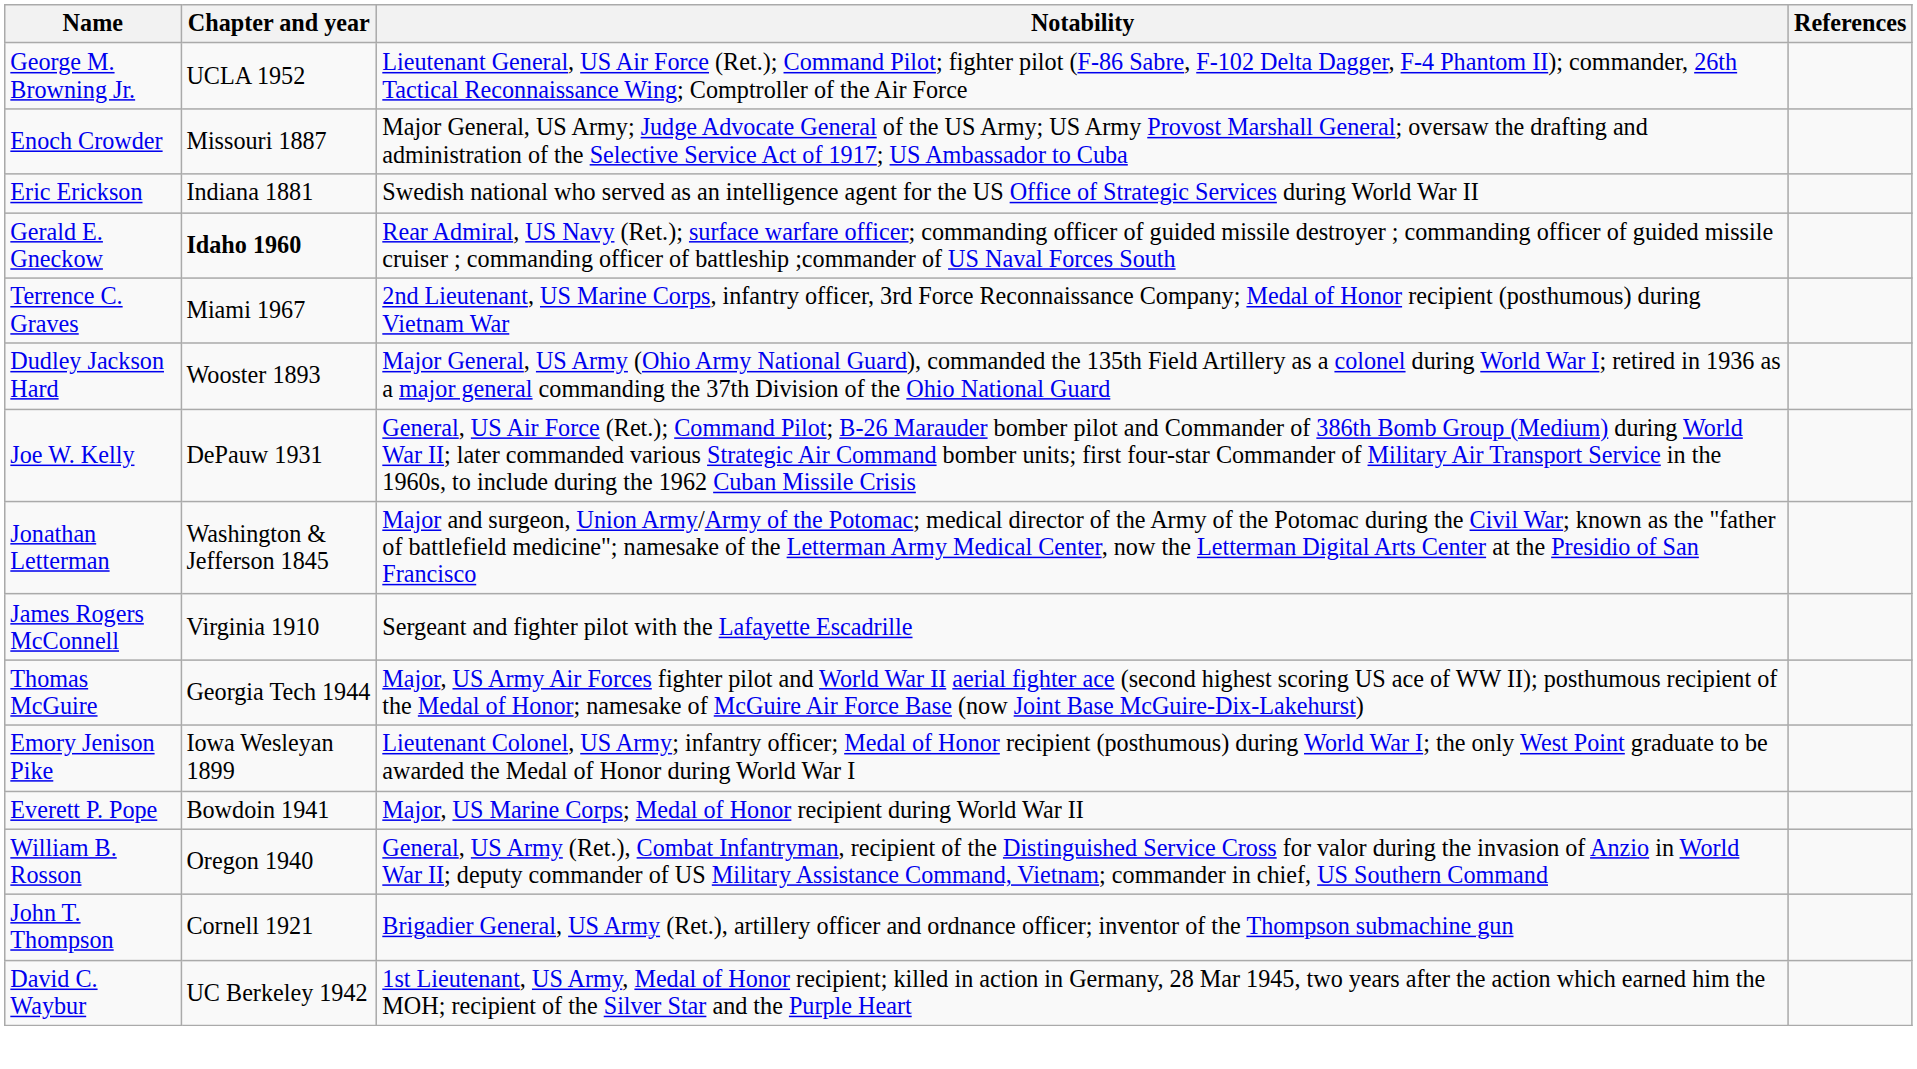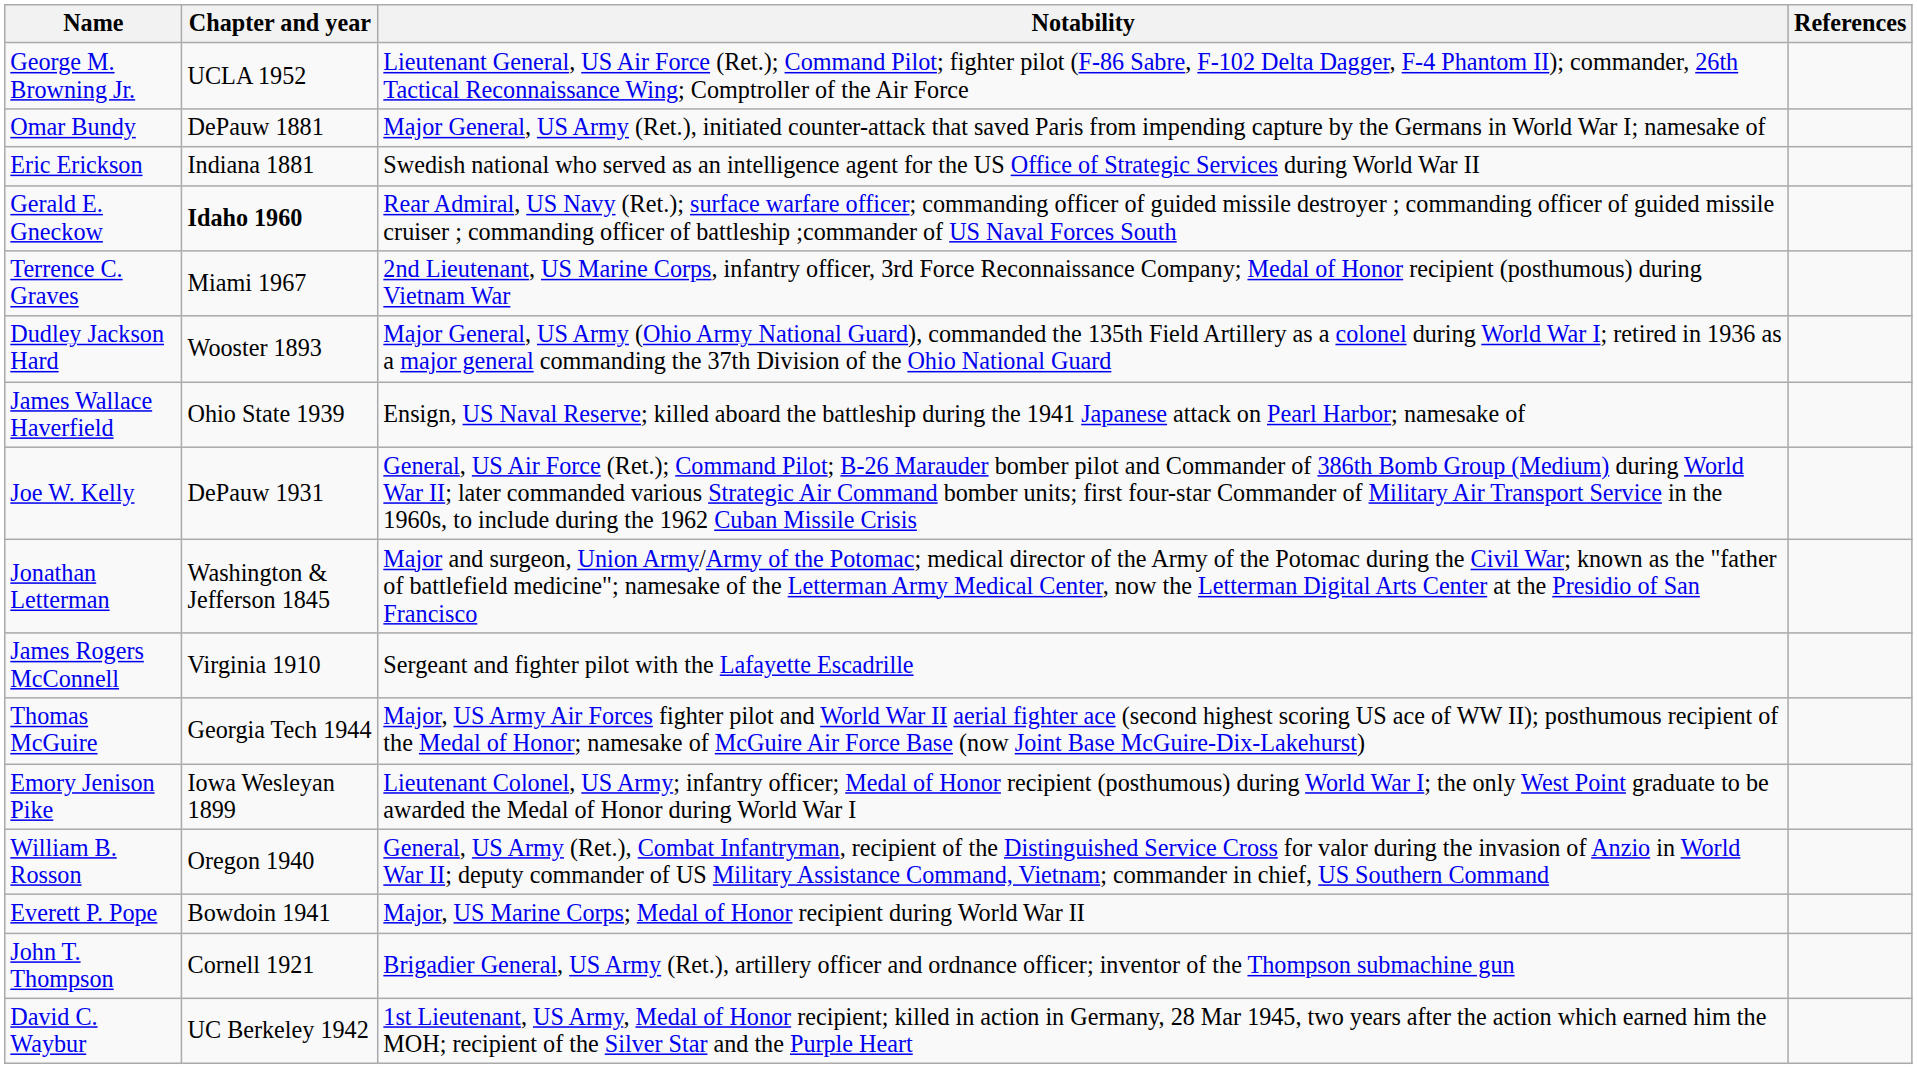+ row: (73, 127)
- row: (86, 141)
+ row: (81, 414)
rows swapped: (84, 809) <-> (64, 861)
